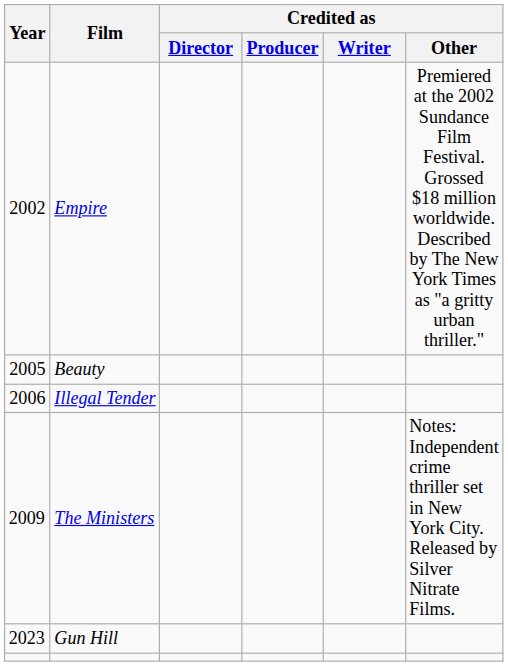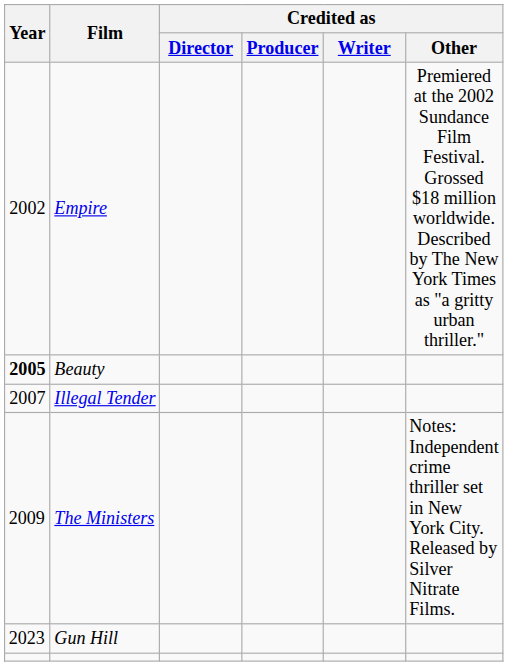(27, 369) normal -> (27, 369) bold
(27, 397) 2006 -> (27, 397) 2007
